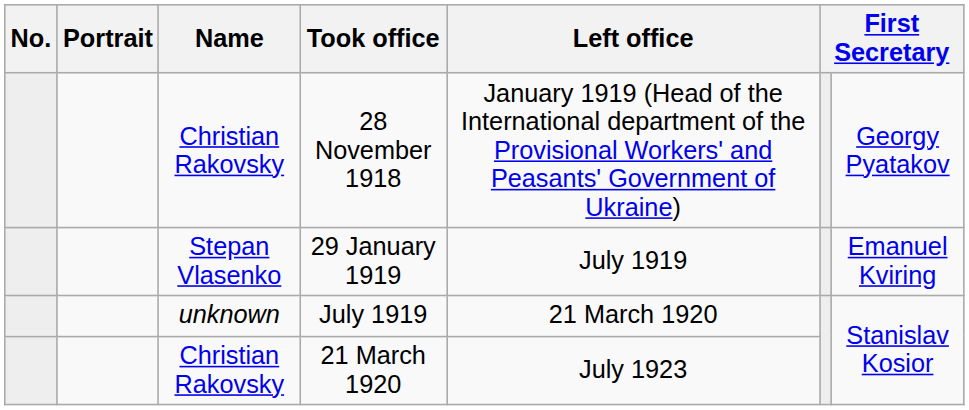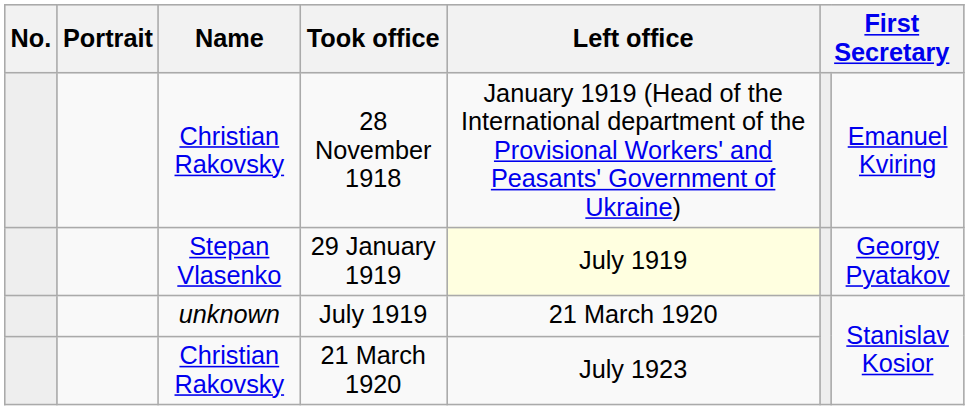(898, 149) Georgy Pyatakov -> (898, 149) Emanuel Kviring
(633, 261) no background -> (633, 261) lightyellow background
(898, 261) Emanuel Kviring -> (898, 261) Georgy Pyatakov
